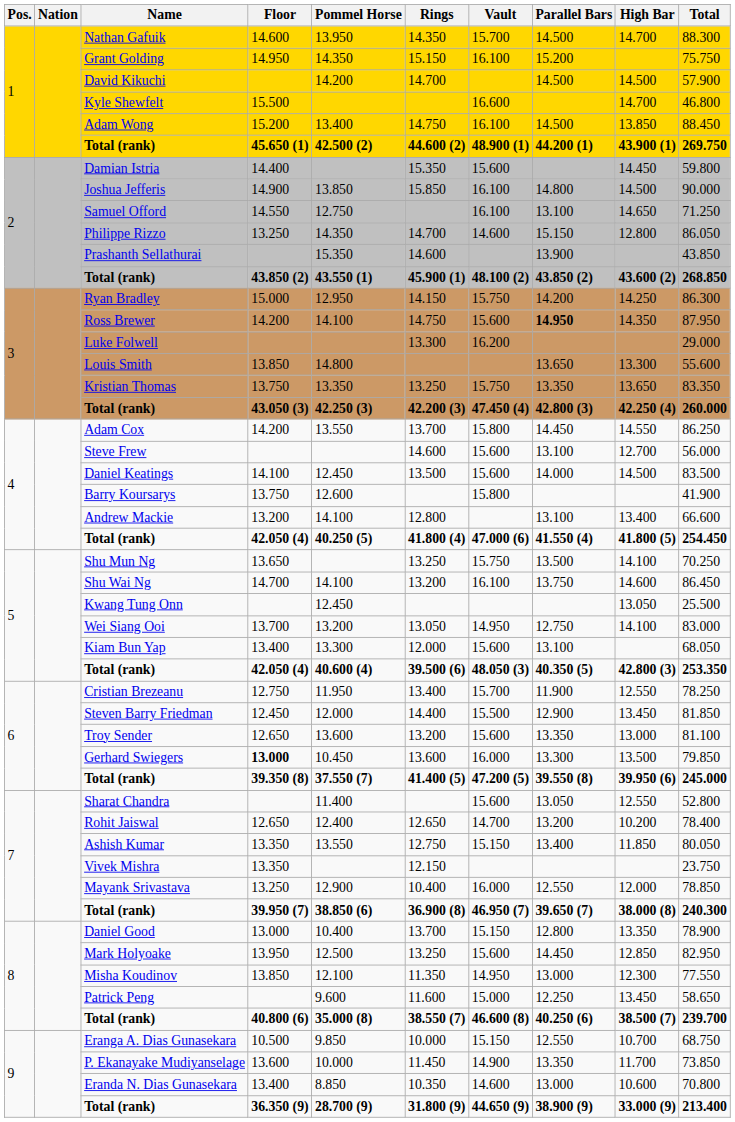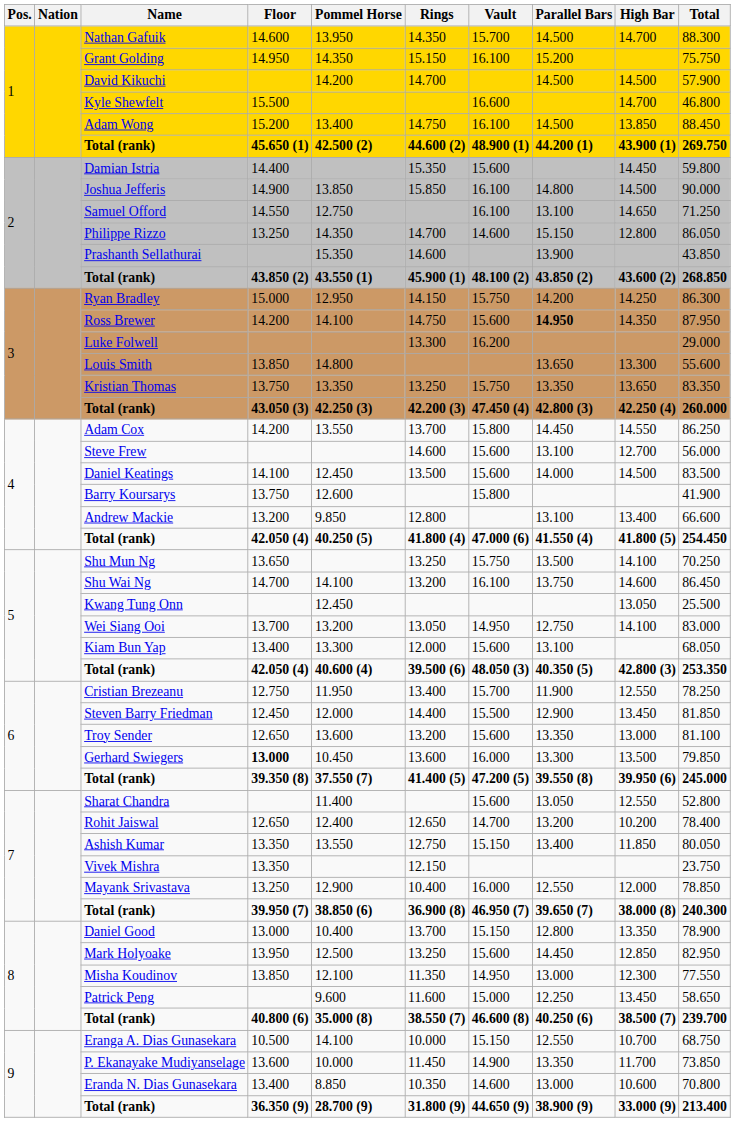(334, 517) 14.100 -> (330, 517) 9.850
(330, 1041) 9.850 -> (334, 1041) 14.100
